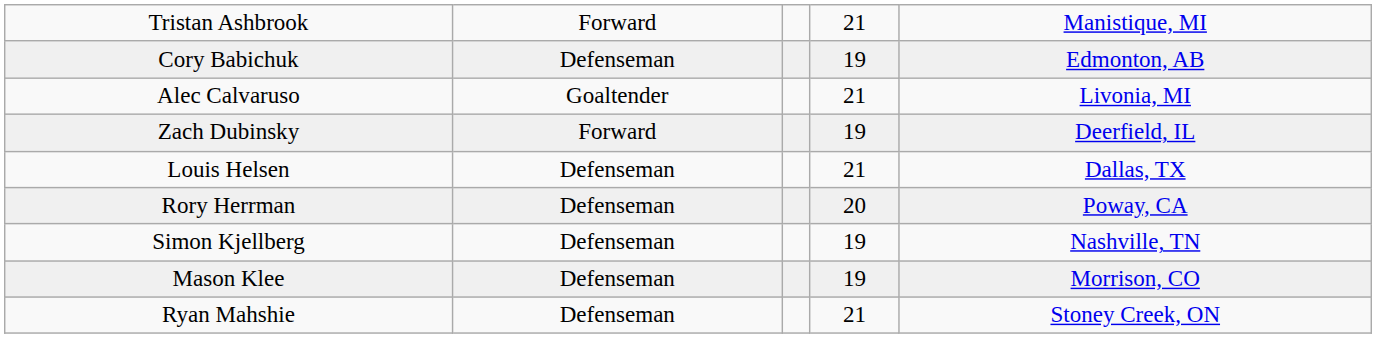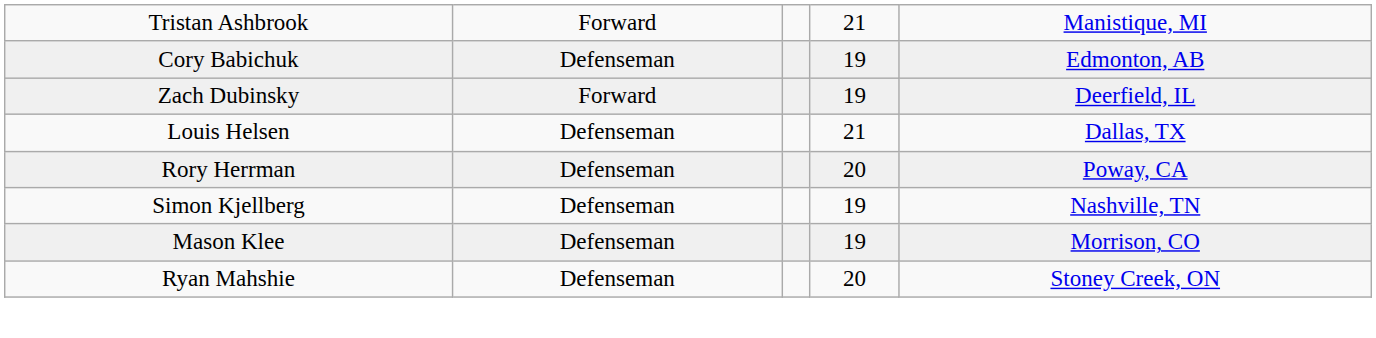- row: (228, 95)
(854, 315) 21 -> (854, 278) 20
